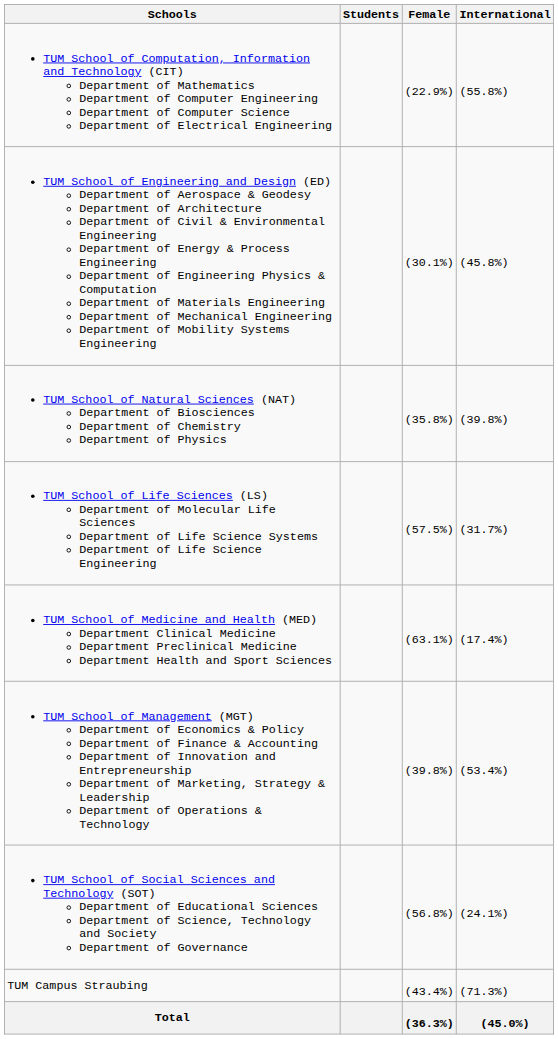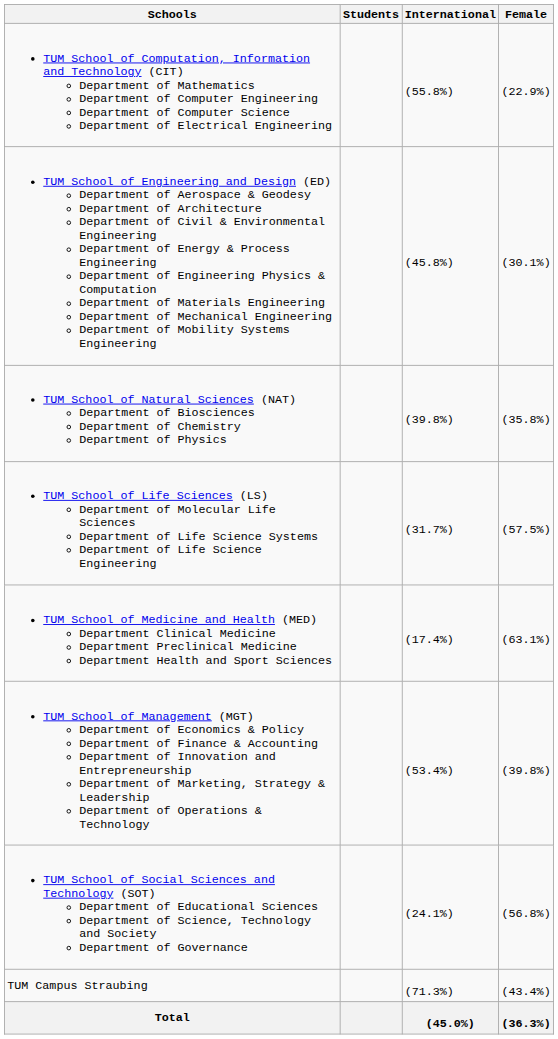columns swapped: (429, 14) <-> (505, 14)
